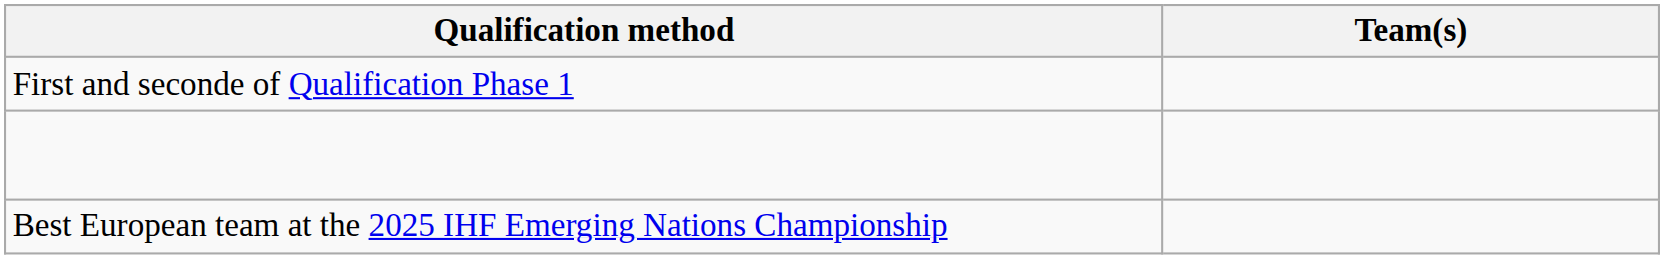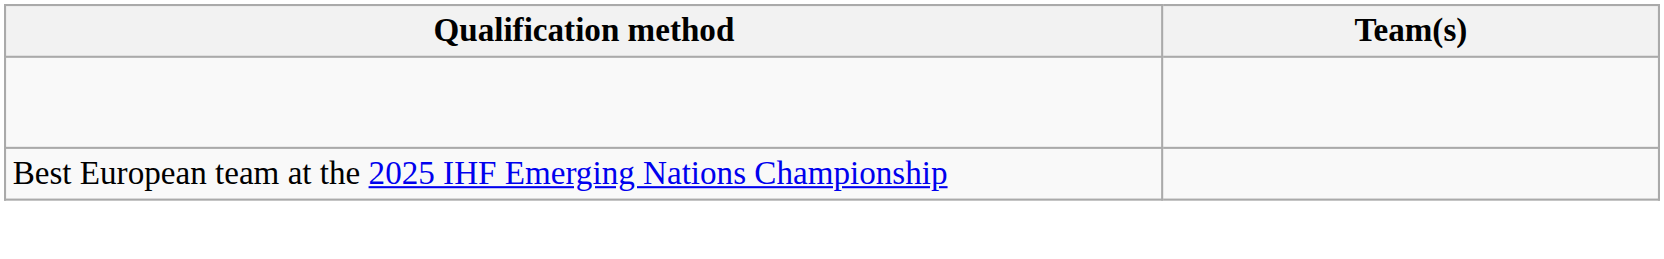- row: (293, 83)
